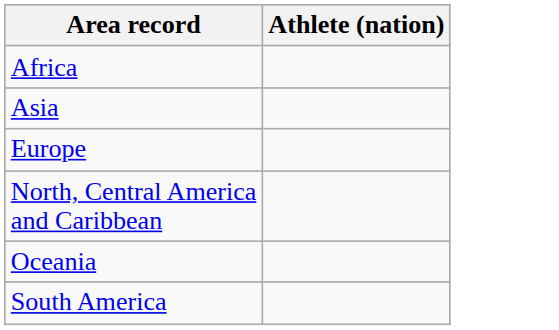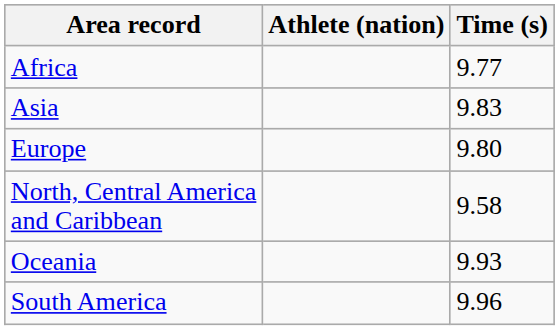+ column: (502, 25)
